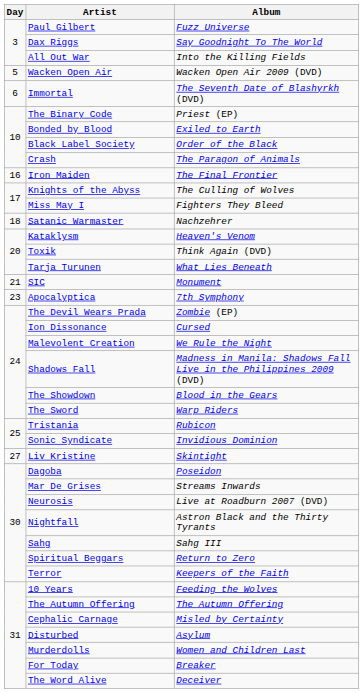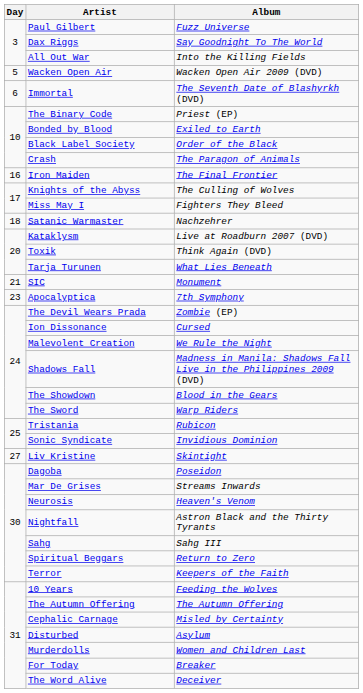(216, 236) Heaven's Venom -> (252, 236) Live at Roadburn 2007 (DVD)
(252, 502) Live at Roadburn 2007 (DVD) -> (216, 502) Heaven's Venom
